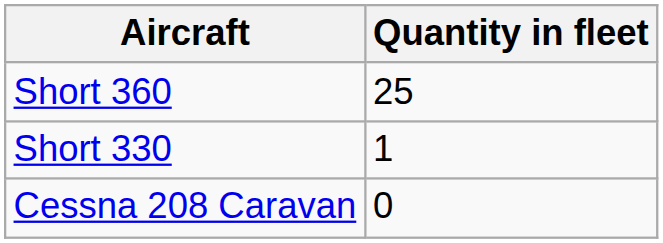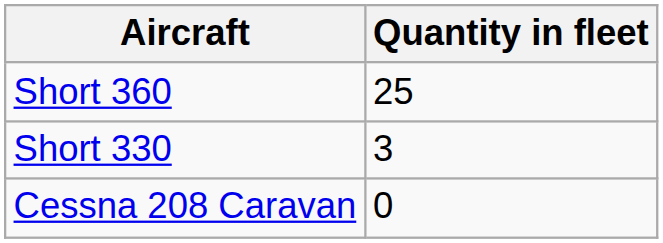(383, 149) 1 -> (383, 149) 3
